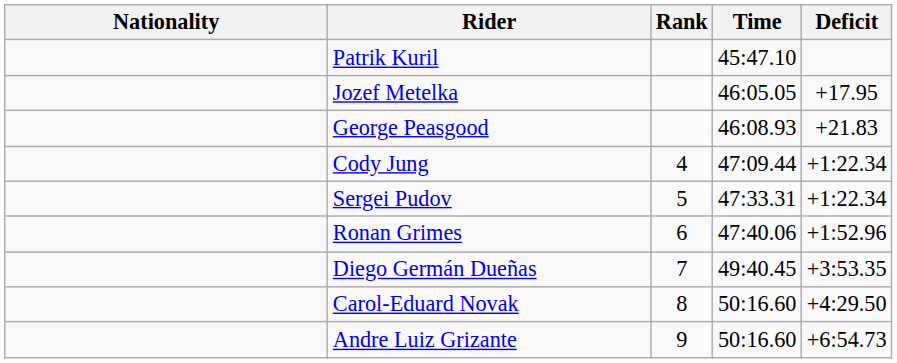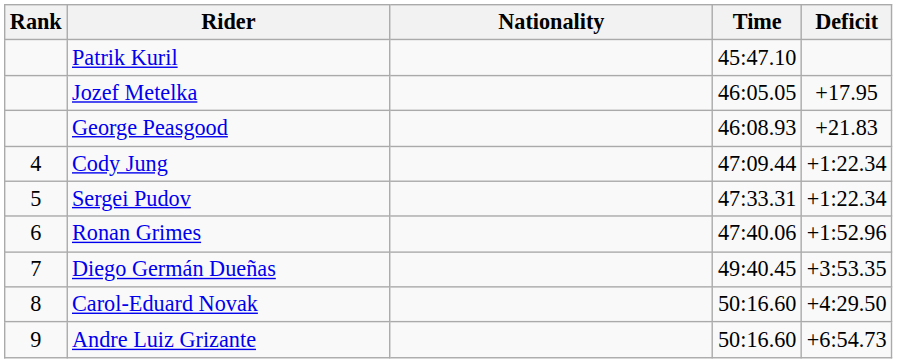columns swapped: (682, 22) <-> (166, 22)
